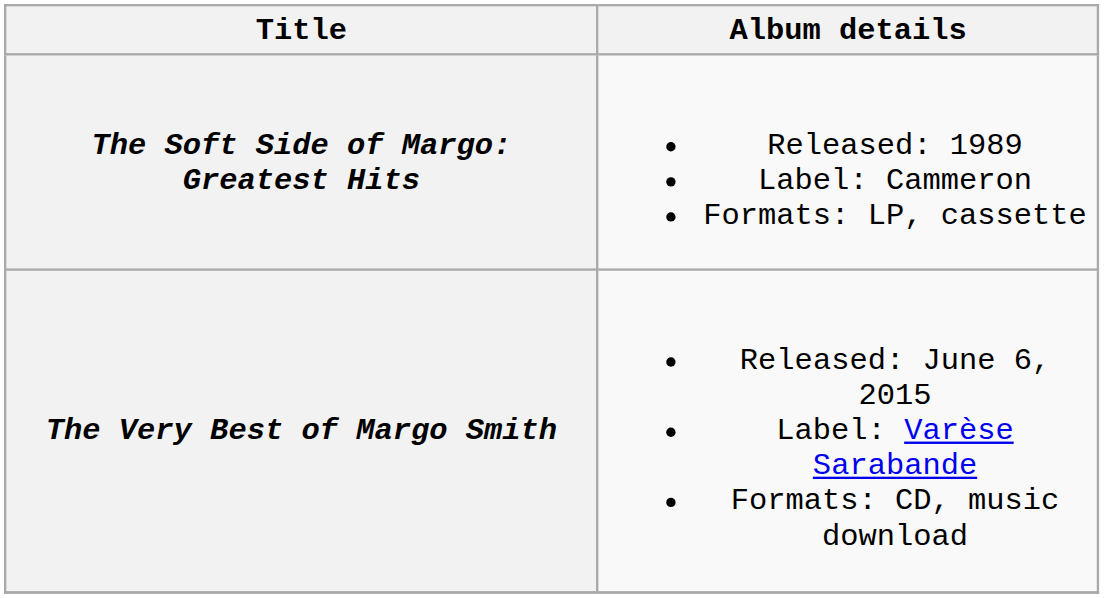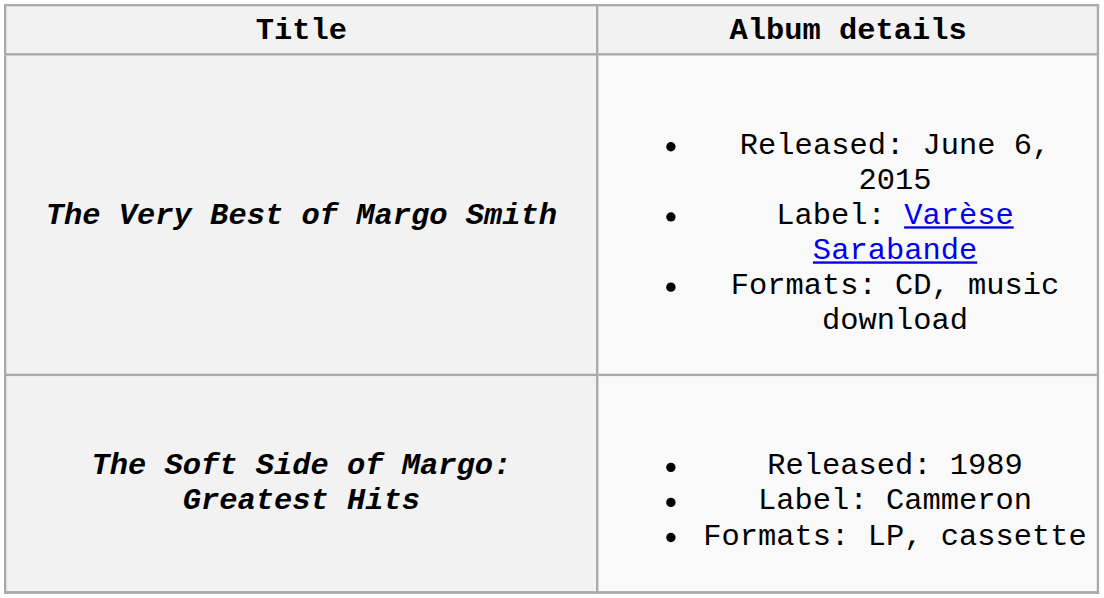rows swapped: (301, 163) <-> (301, 431)
